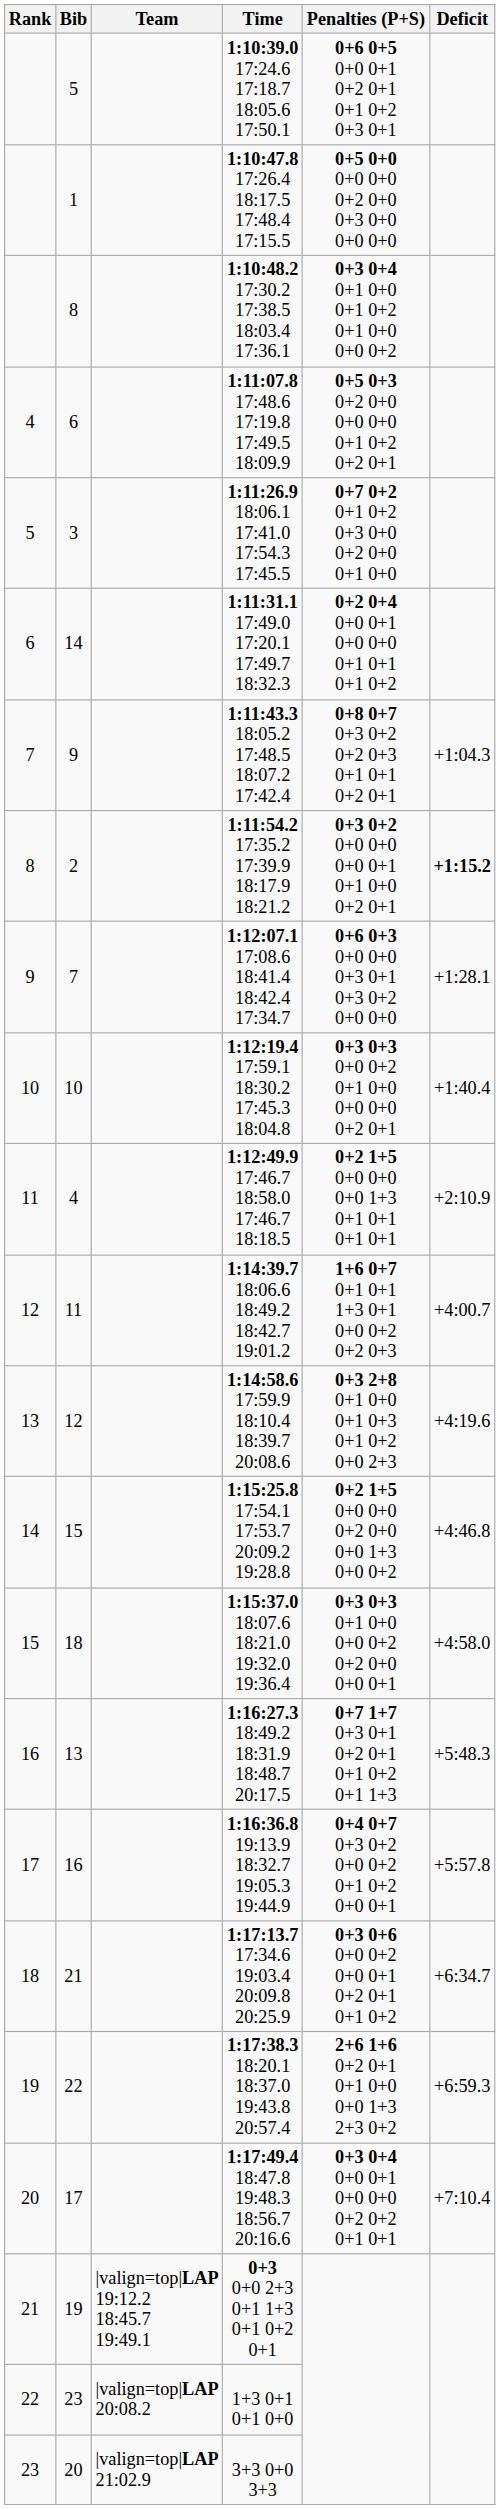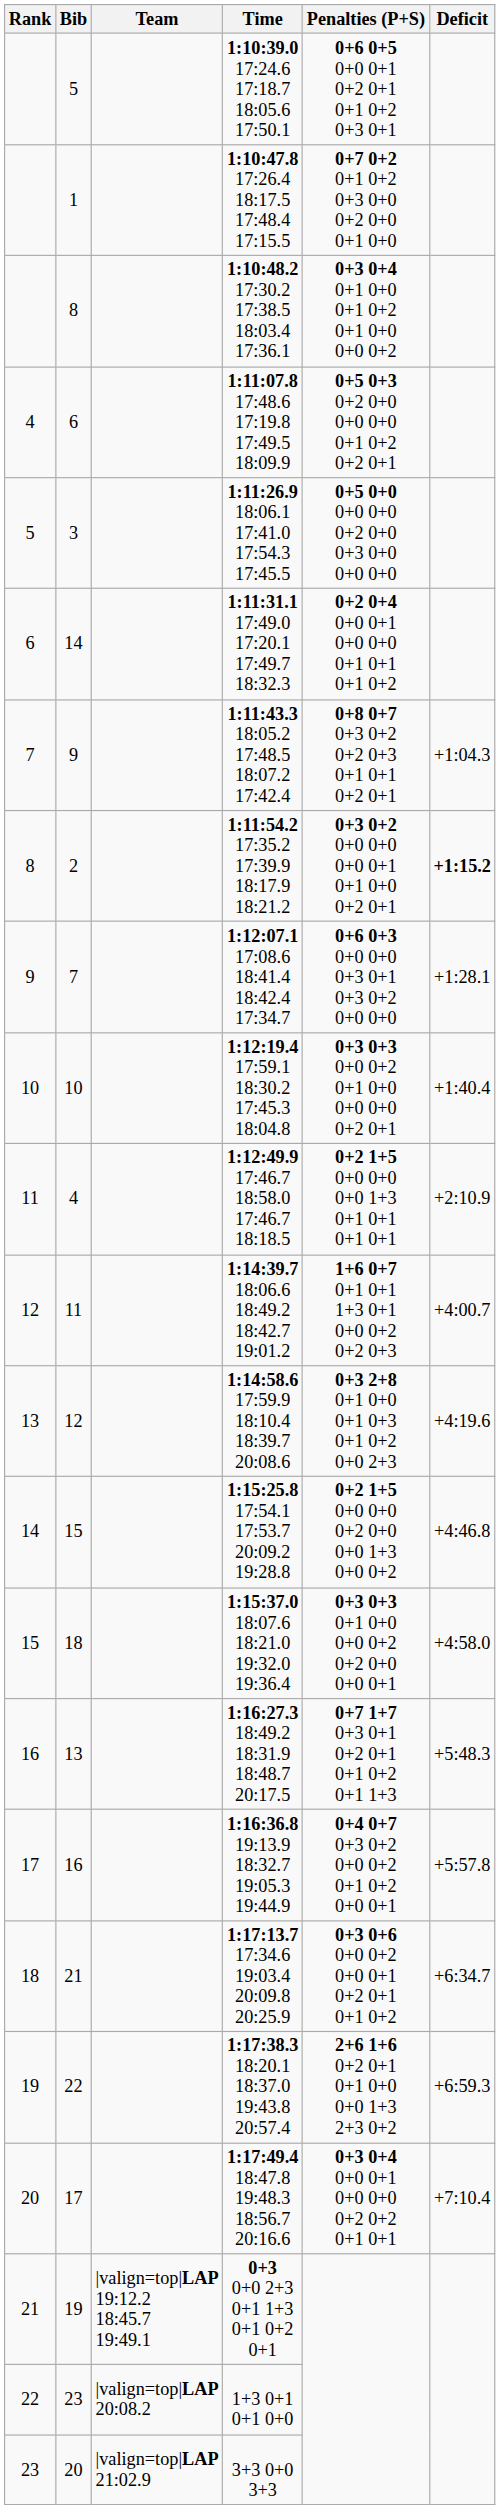(366, 199) 0+5 0+0 0+0 0+0 0+2 0+0 0+3 0+0 0+0 0+0 -> (366, 199) 0+7 0+2 0+1 0+2 0+3 0+0 0+2 0+0 0+1 0+0
(366, 532) 0+7 0+2 0+1 0+2 0+3 0+0 0+2 0+0 0+1 0+0 -> (366, 532) 0+5 0+0 0+0 0+0 0+2 0+0 0+3 0+0 0+0 0+0
